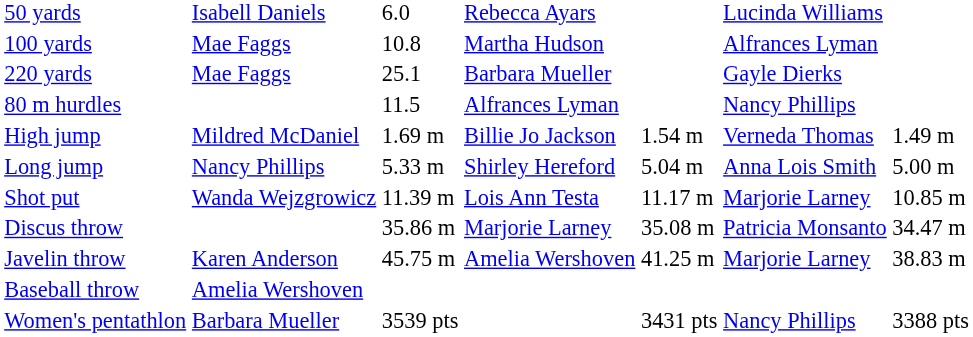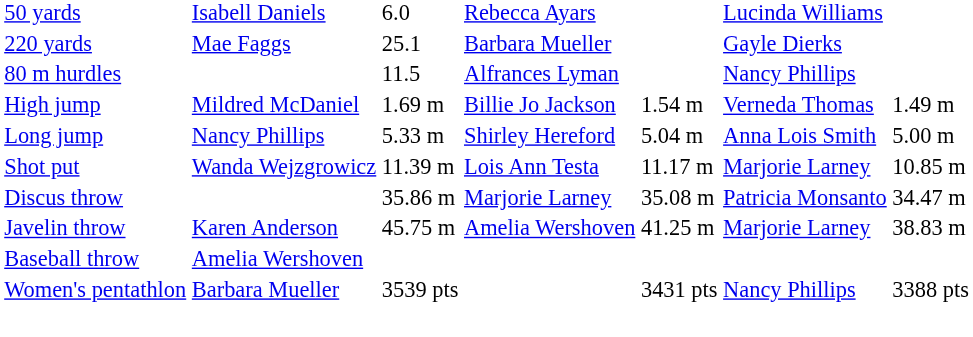- row: (48, 43)
